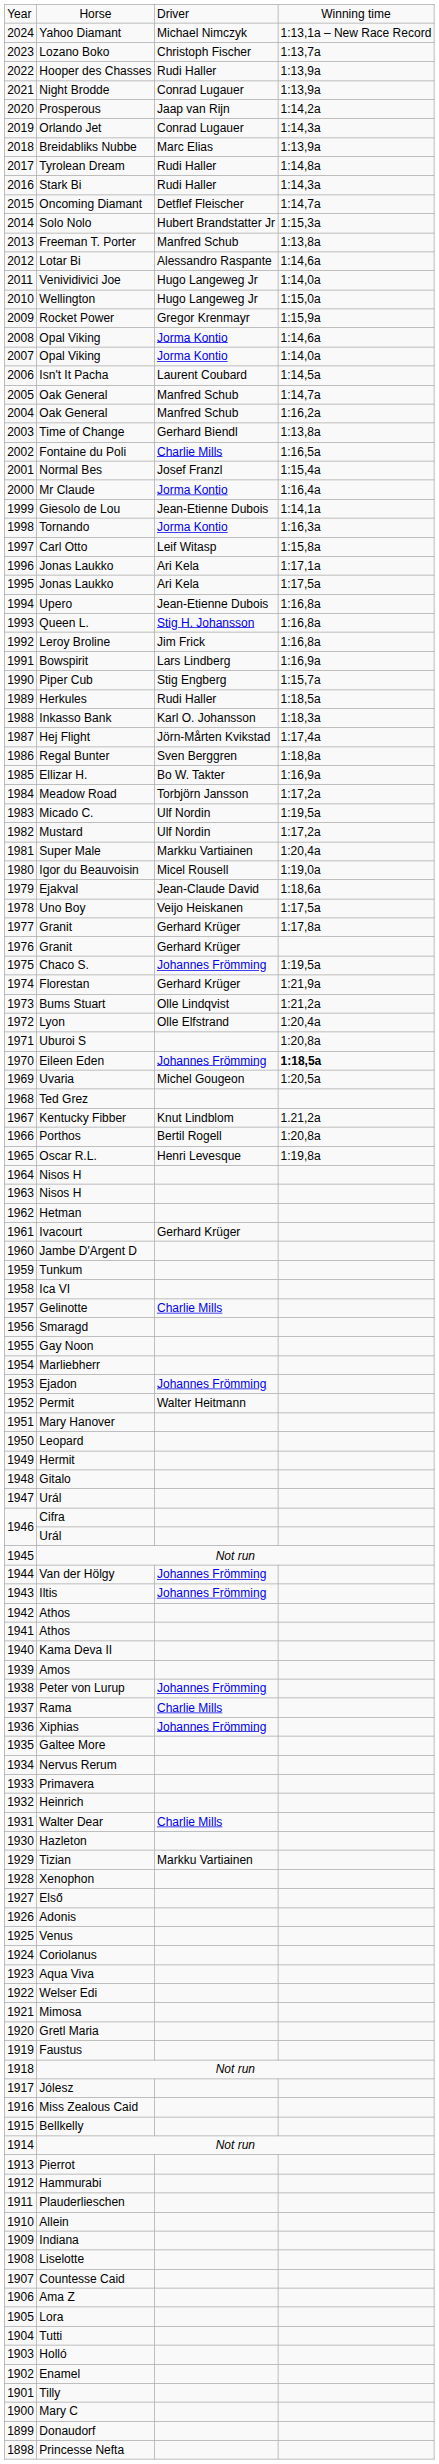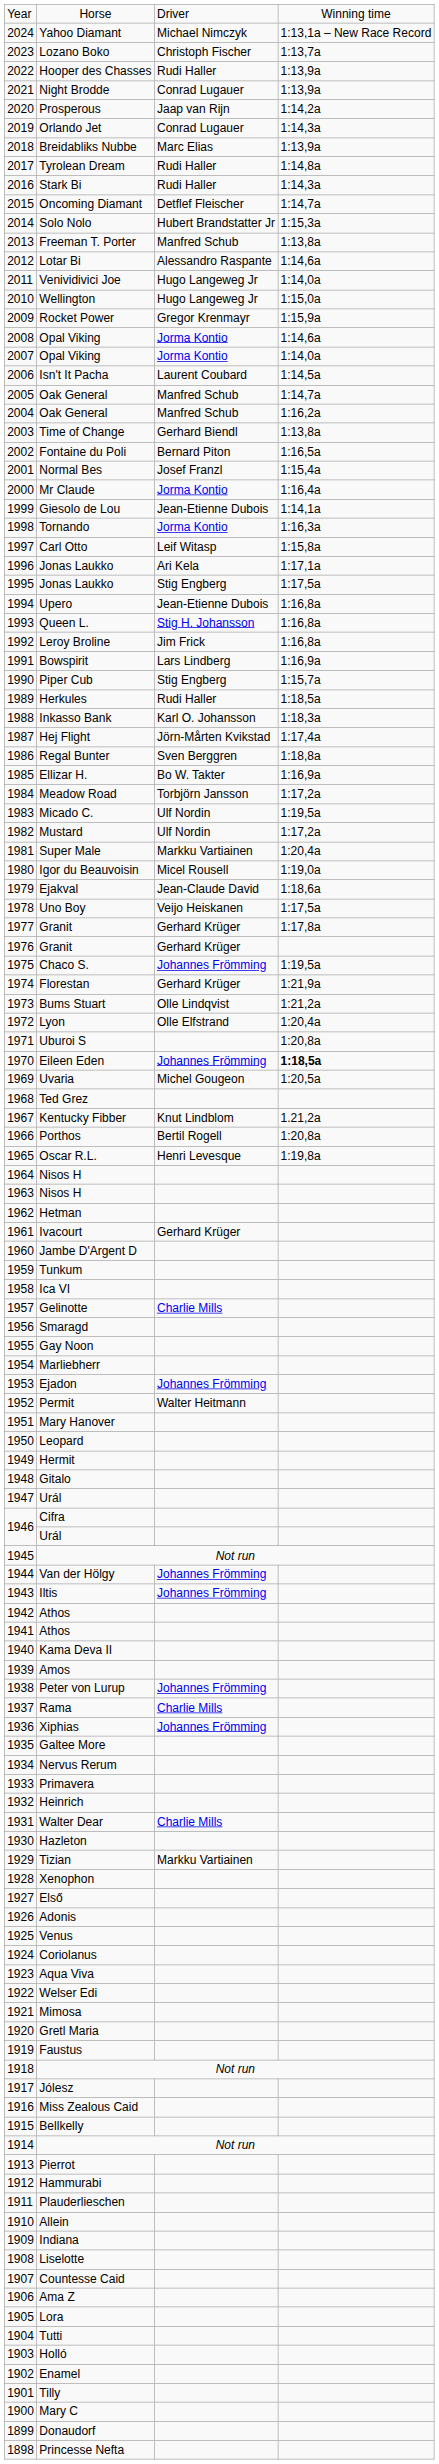(190, 451) Charlie Mills -> (194, 451) Bernard Piton
(178, 584) Ari Kela -> (192, 584) Stig Engberg
